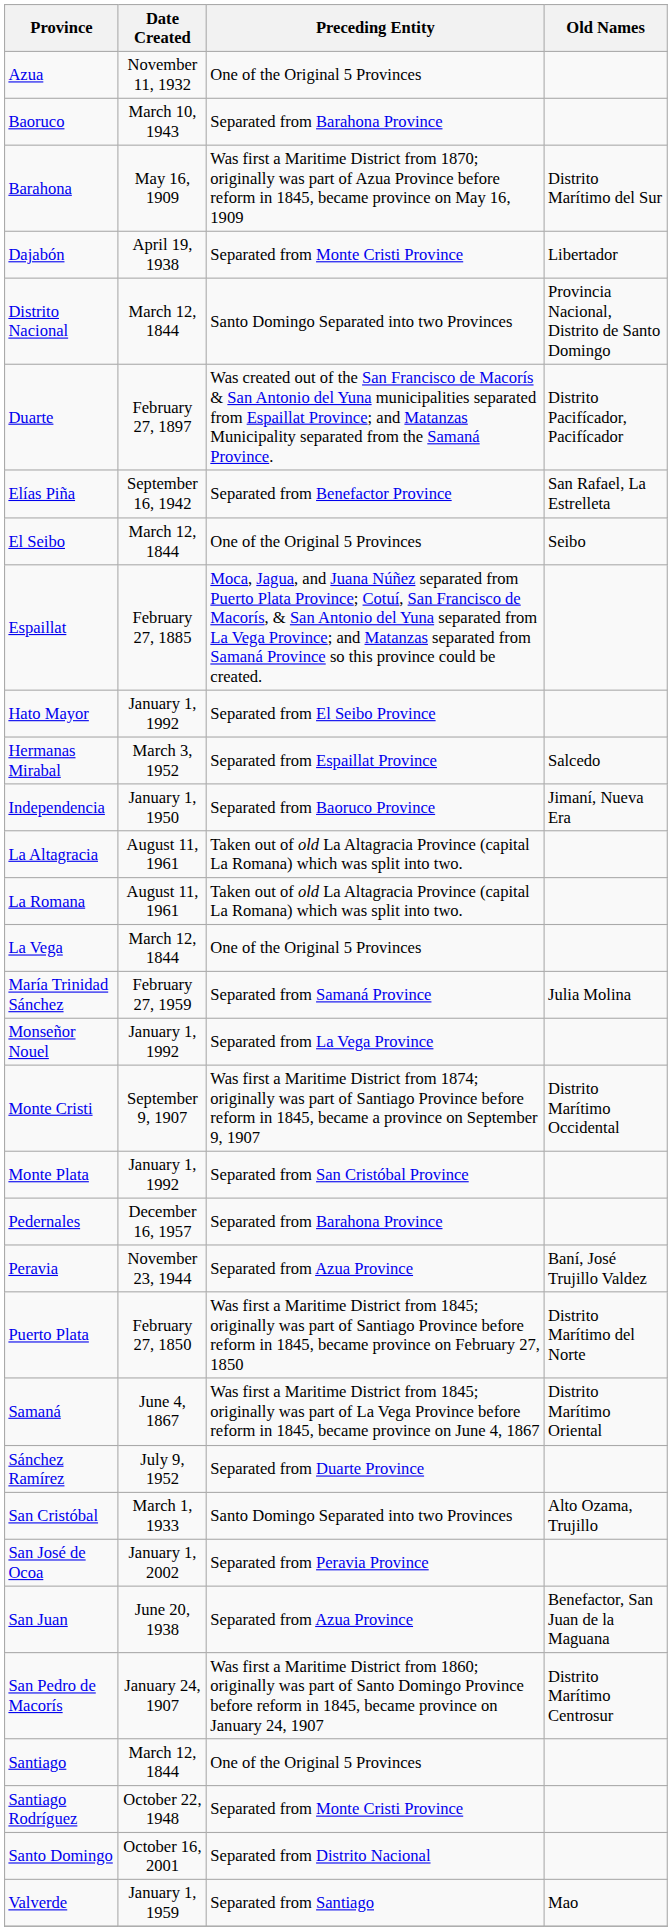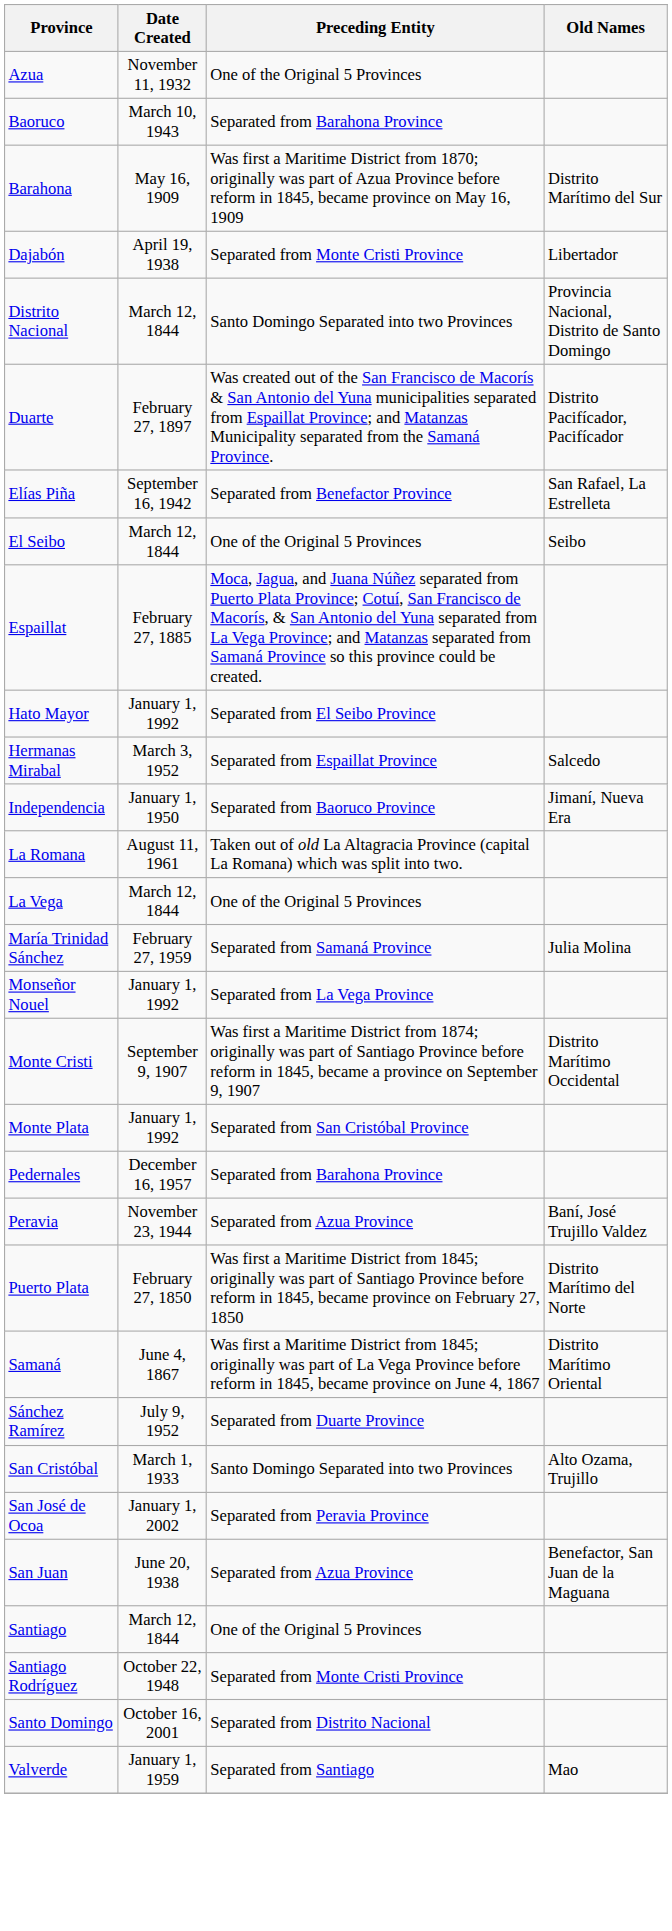- row: (53, 854)
- row: (52, 1695)
